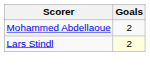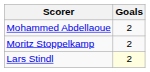+ row: (50, 43)
